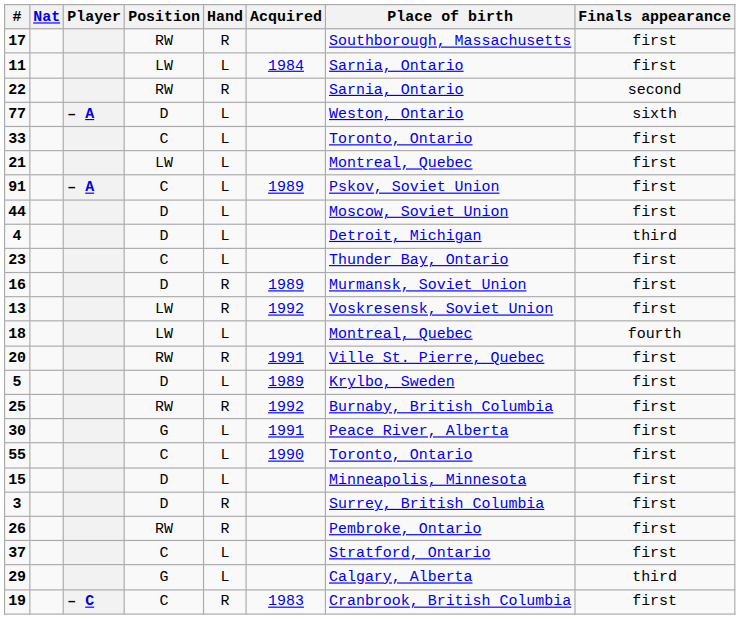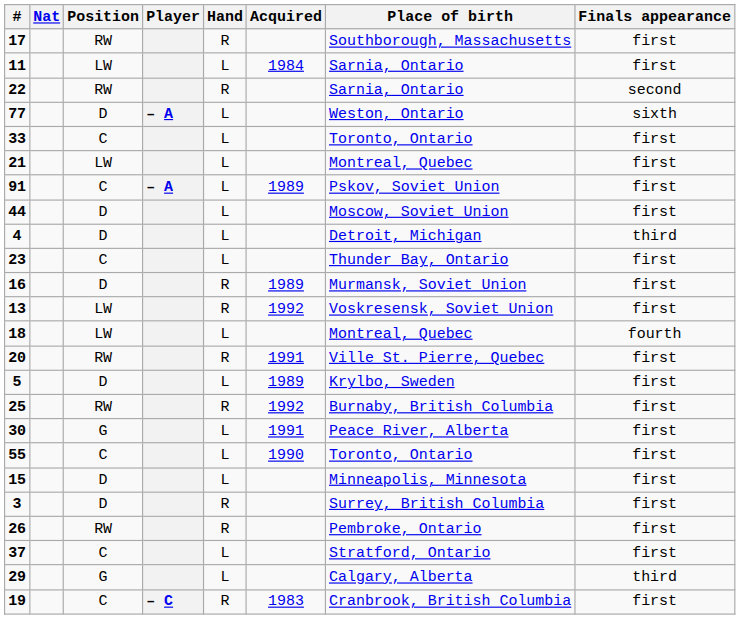columns swapped: (94, 17) <-> (164, 17)
